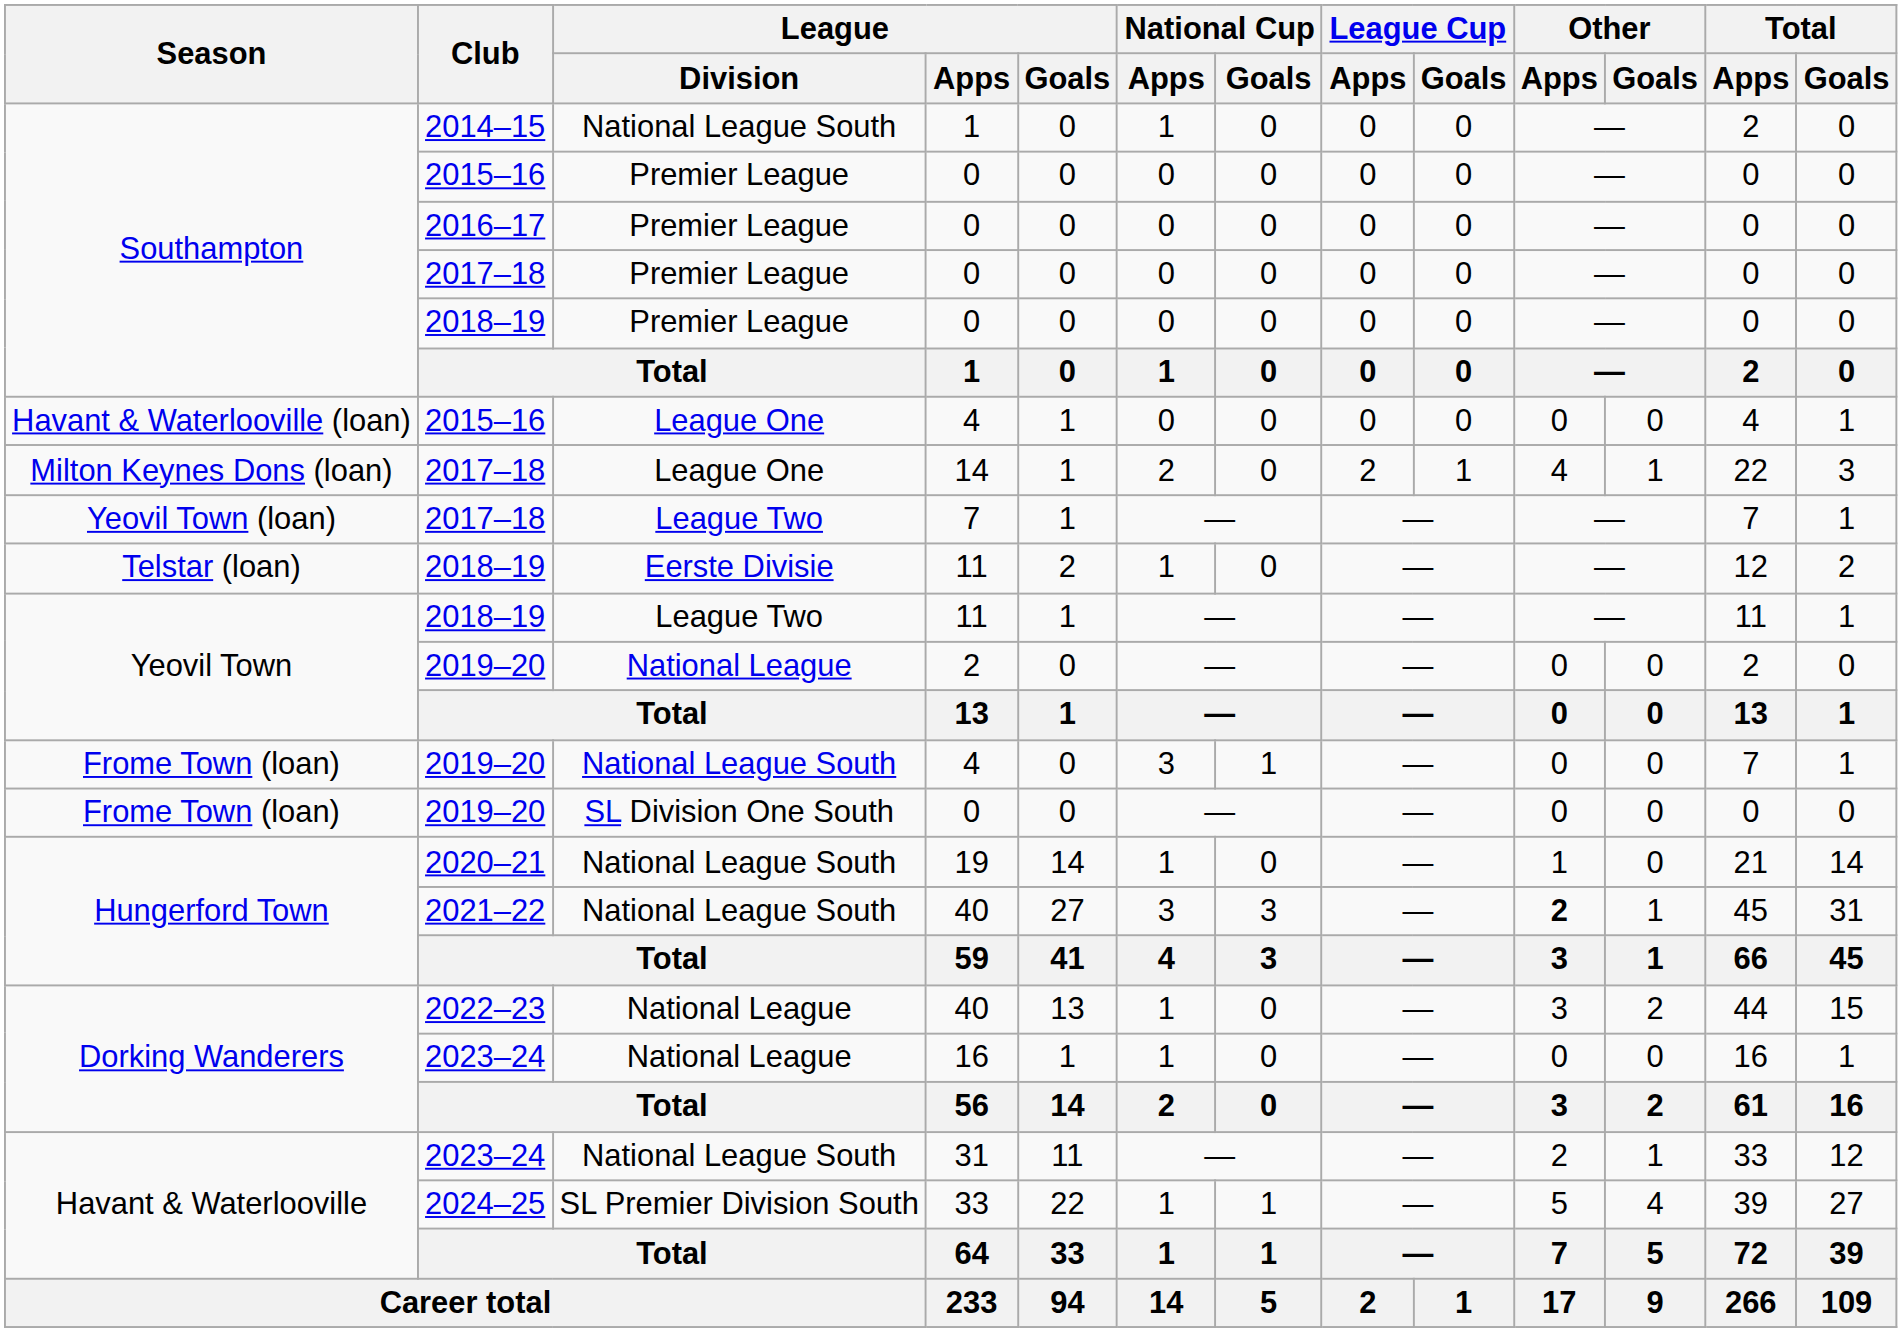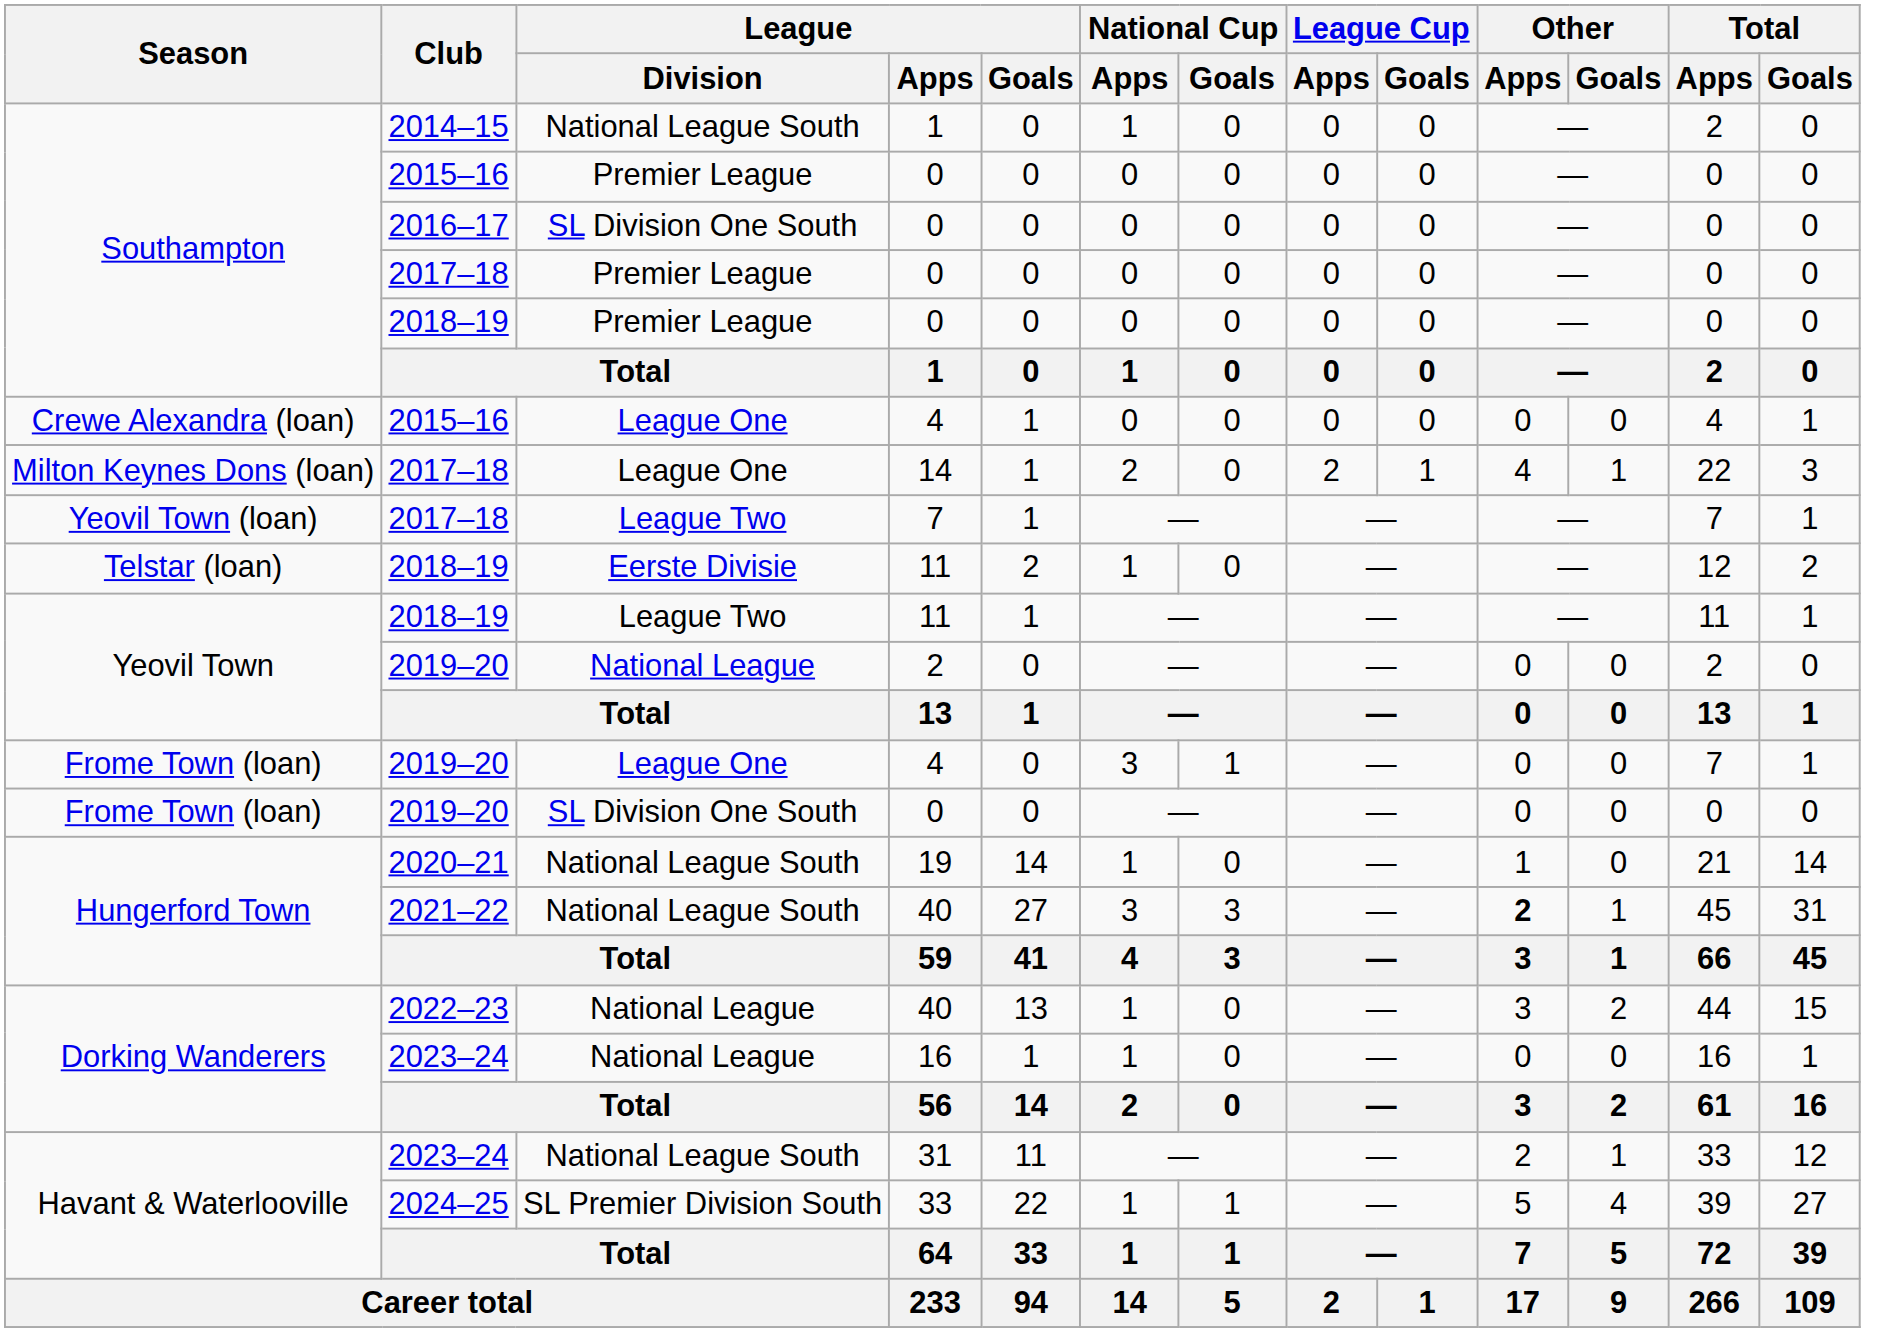(739, 224) Premier League -> (703, 224) SL Division One South
(211, 420) Havant & Waterlooville (loan) -> (193, 420) Crewe Alexandra (loan)
(739, 763) National League South -> (703, 763) League One
